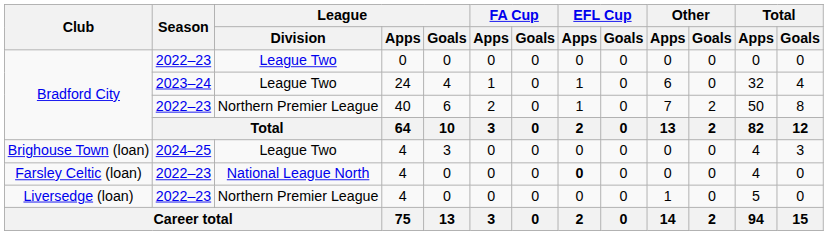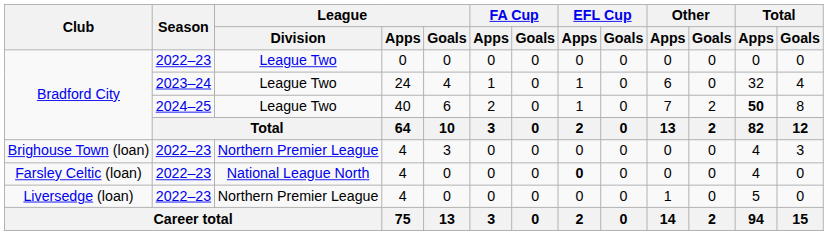(183, 106) 2022–23 -> (183, 106) 2024–25
(298, 106) Northern Premier League -> (298, 106) League Two
(756, 106) normal -> (756, 106) bold
(183, 151) 2024–25 -> (183, 151) 2022–23
(298, 151) League Two -> (298, 151) Northern Premier League
